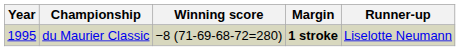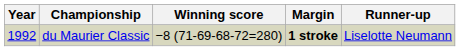(22, 35) 1995 -> (22, 35) 1992
